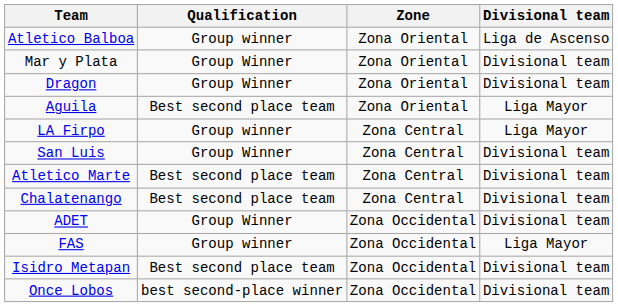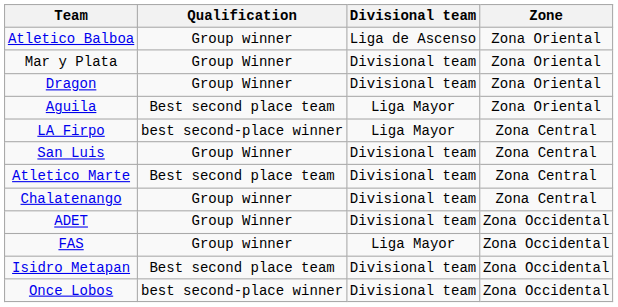columns swapped: (546, 16) <-> (413, 16)
(242, 130) Group winner -> (242, 130) best second-place winner
(242, 199) Best second place team -> (242, 199) Group winner
